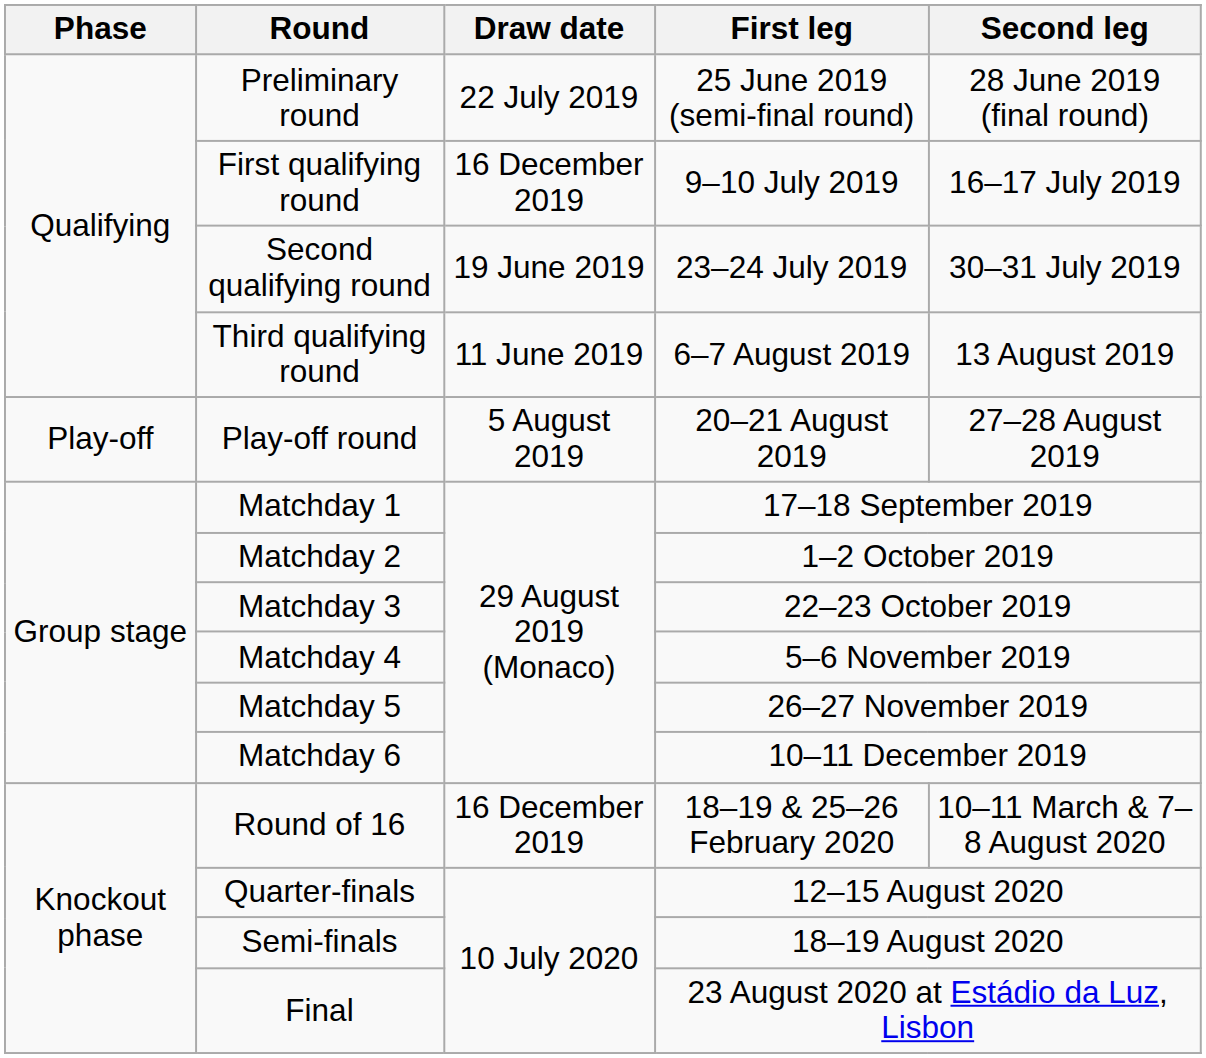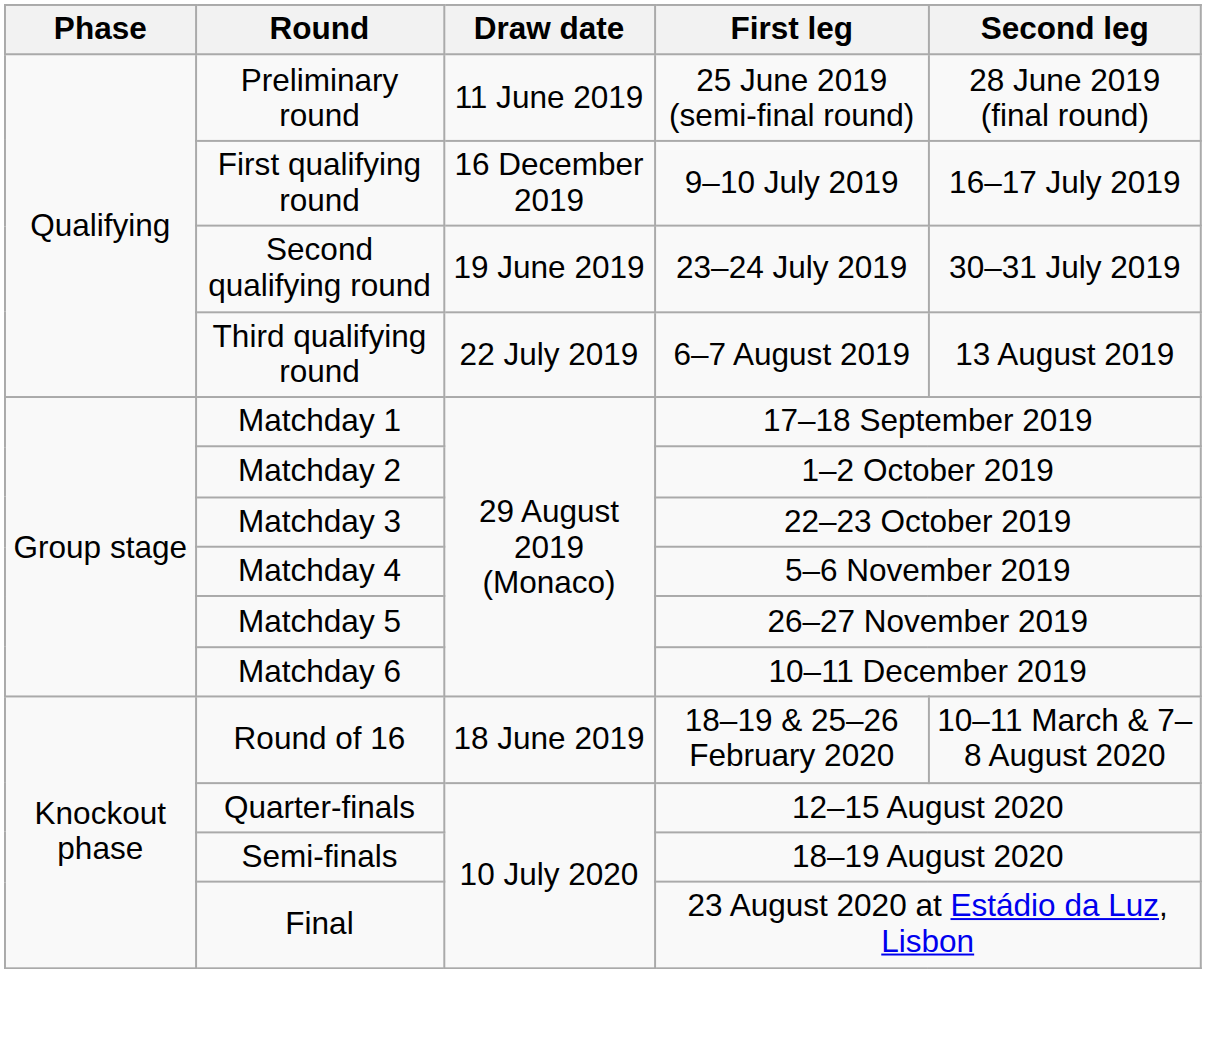(549, 97) 22 July 2019 -> (549, 97) 11 June 2019
(549, 353) 11 June 2019 -> (549, 353) 22 July 2019
- row: (319, 439)
(549, 824) 16 December 2019 -> (549, 738) 18 June 2019
